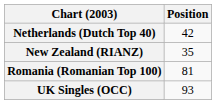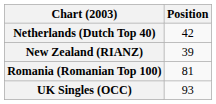(188, 52) 35 -> (188, 52) 39
